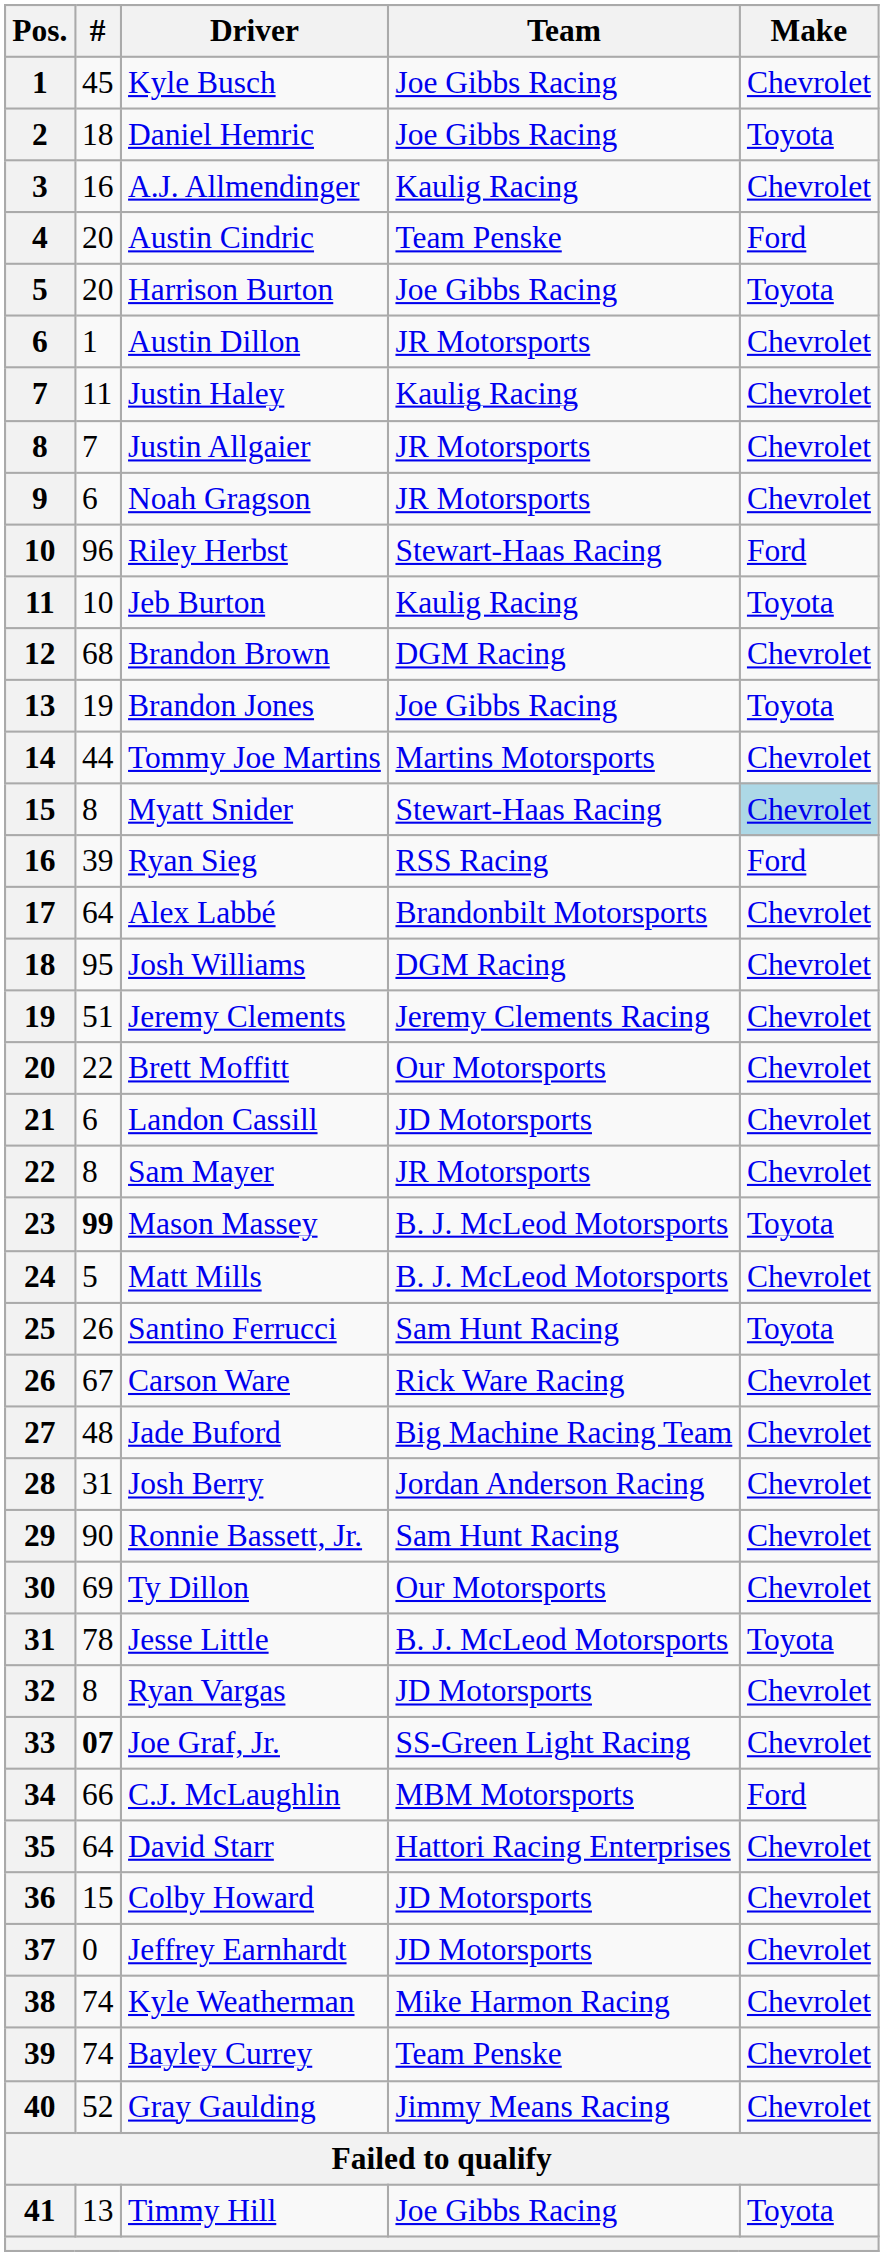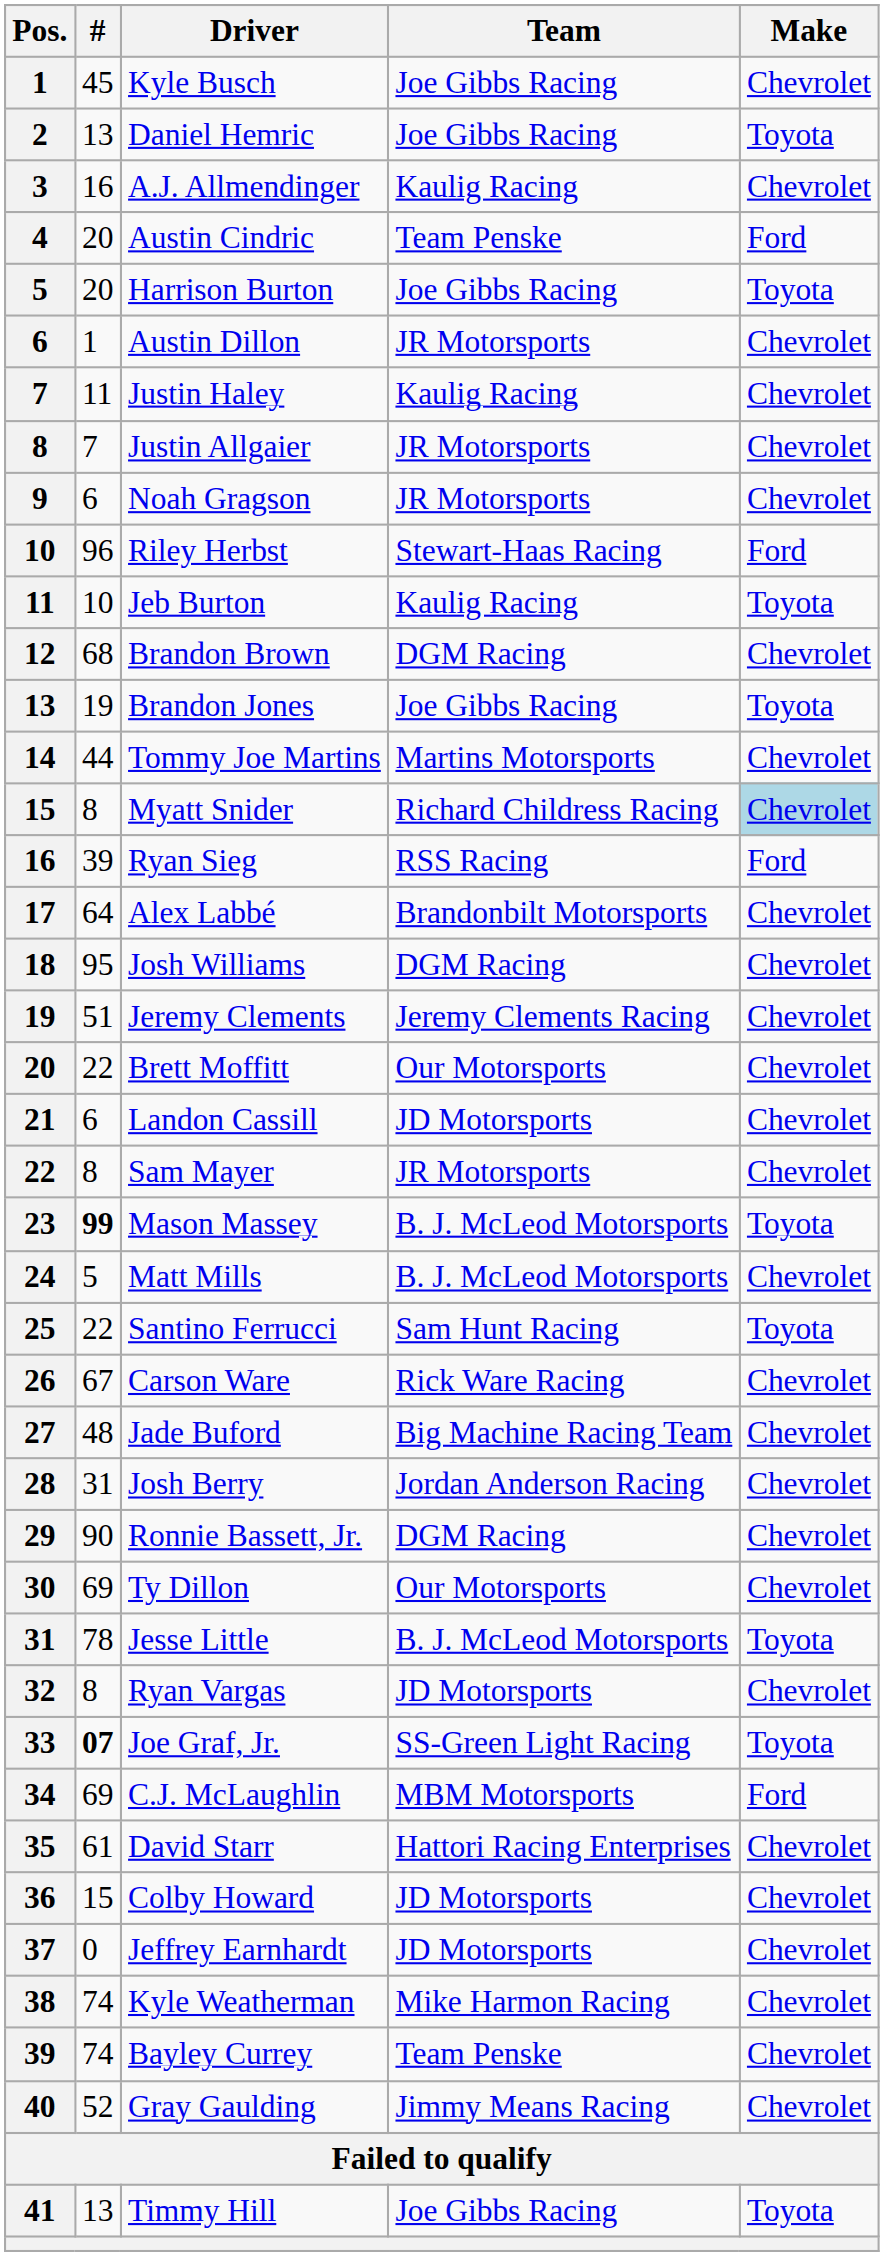(98, 134) 18 -> (98, 134) 13
(529, 808) Stewart-Haas Racing -> (557, 808) Richard Childress Racing
(98, 1327) 26 -> (98, 1327) 22
(507, 1535) Sam Hunt Racing -> (481, 1535) DGM Racing
(809, 1742) Chevrolet -> (790, 1742) Toyota
(98, 1794) 66 -> (98, 1794) 69
(98, 1846) 64 -> (98, 1846) 61
